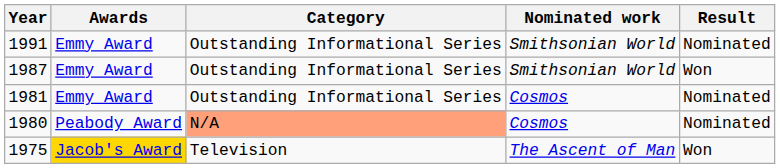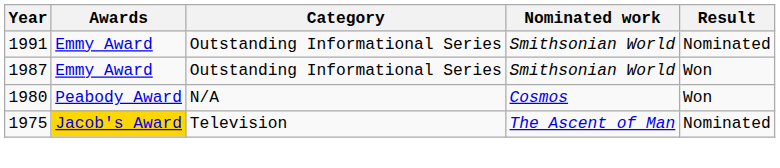- row: (28, 97)
(204, 124) lightsalmon background -> (204, 97) no background
(727, 124) Nominated -> (698, 97) Won
(698, 150) Won -> (727, 124) Nominated
